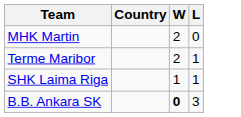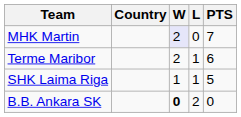+ column: (220, 15)
(177, 36) no background -> (177, 36) lavender background
(196, 101) 3 -> (196, 101) 2
